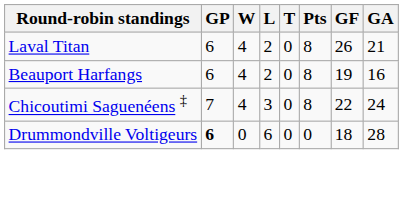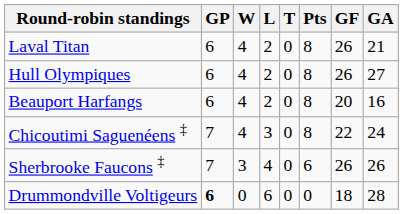+ row: (69, 74)
(344, 74) 19 -> (344, 102) 20
+ row: (87, 165)
